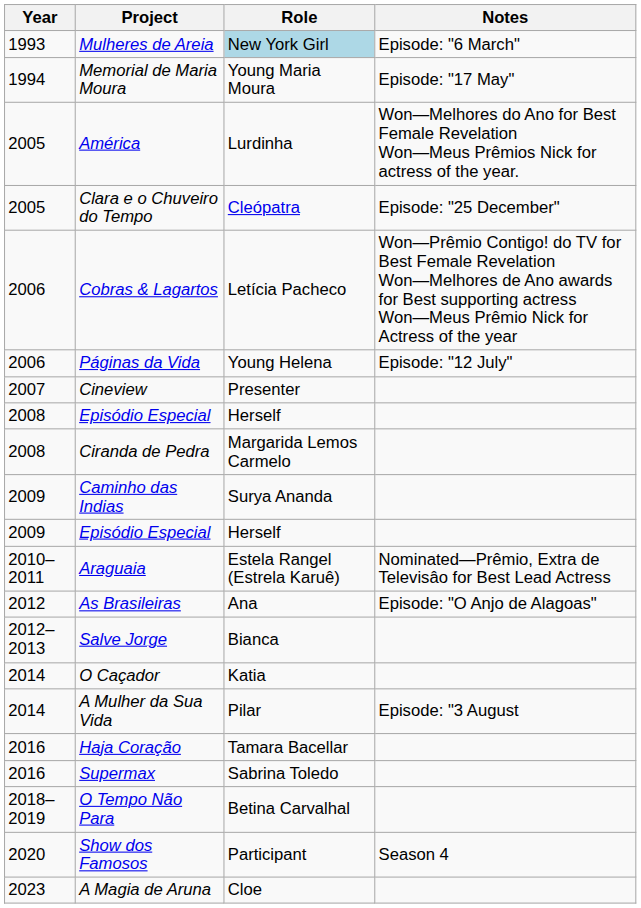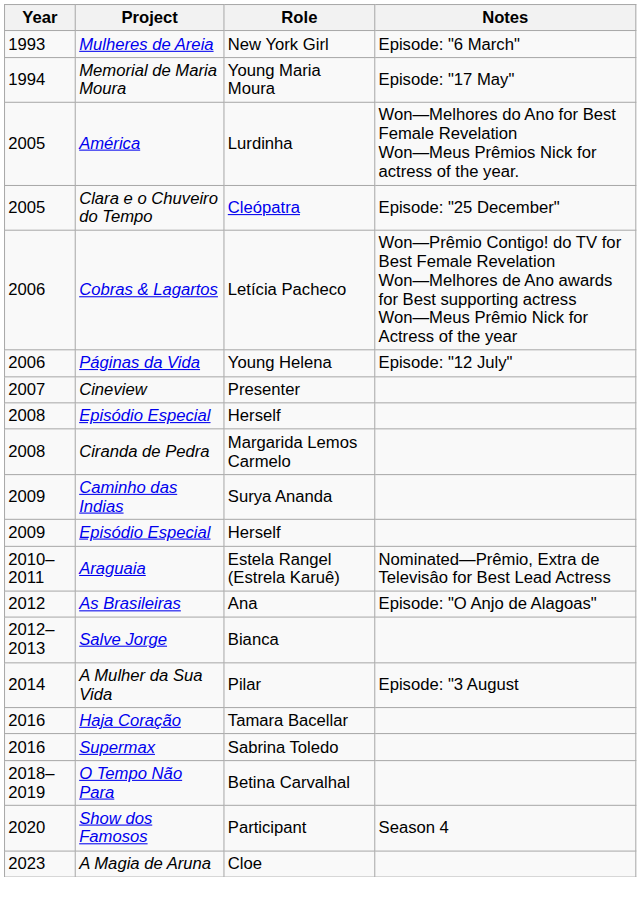(278, 44) lightblue background -> (278, 44) no background
- row: (27, 675)
